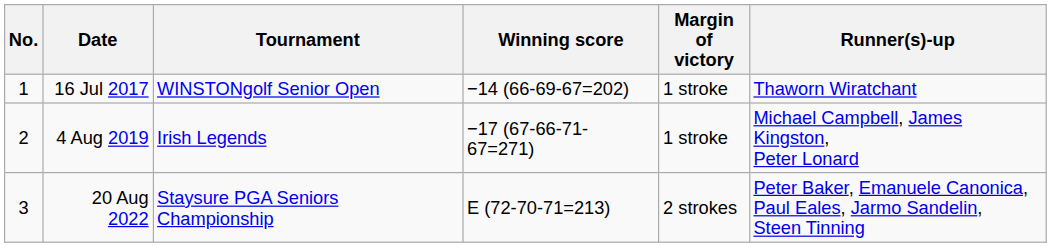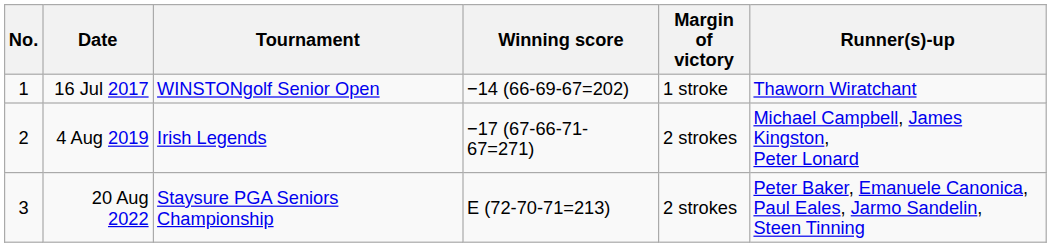(696, 138) 1 stroke -> (700, 138) 2 strokes
